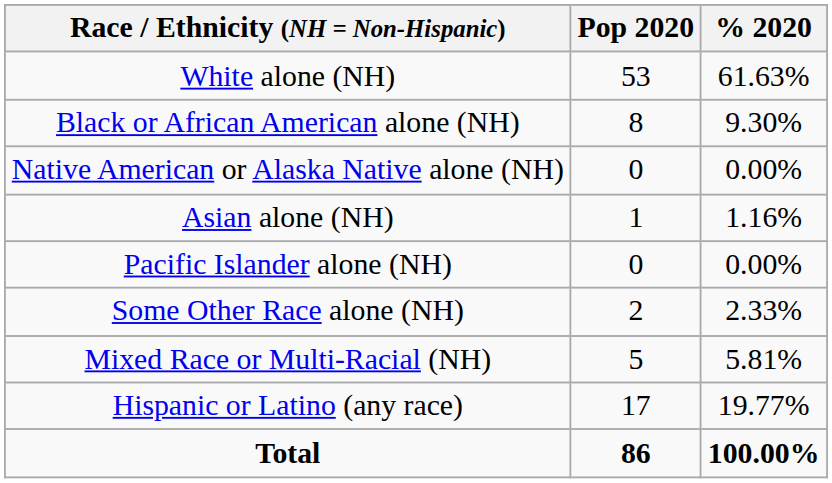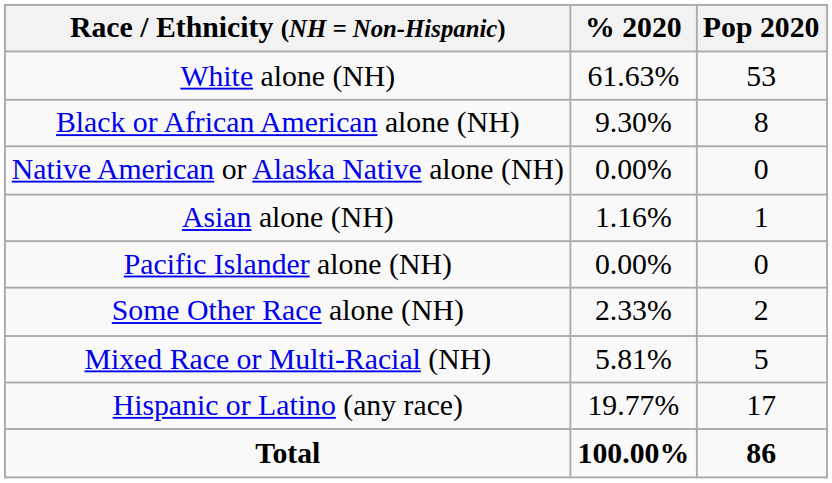columns swapped: (636, 28) <-> (764, 28)
